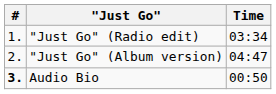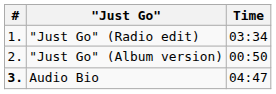(248, 57) 04:47 -> (248, 57) 00:50
(248, 78) 00:50 -> (248, 78) 04:47
